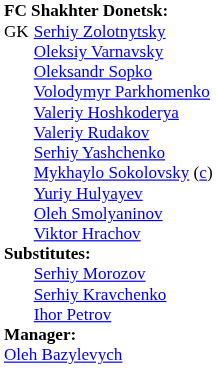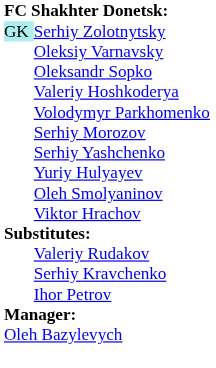(16, 31) no background -> (16, 31) paleturquoise background
rows swapped: (106, 112) <-> (122, 91)
rows swapped: (92, 132) <-> (90, 274)
- row: (123, 172)
